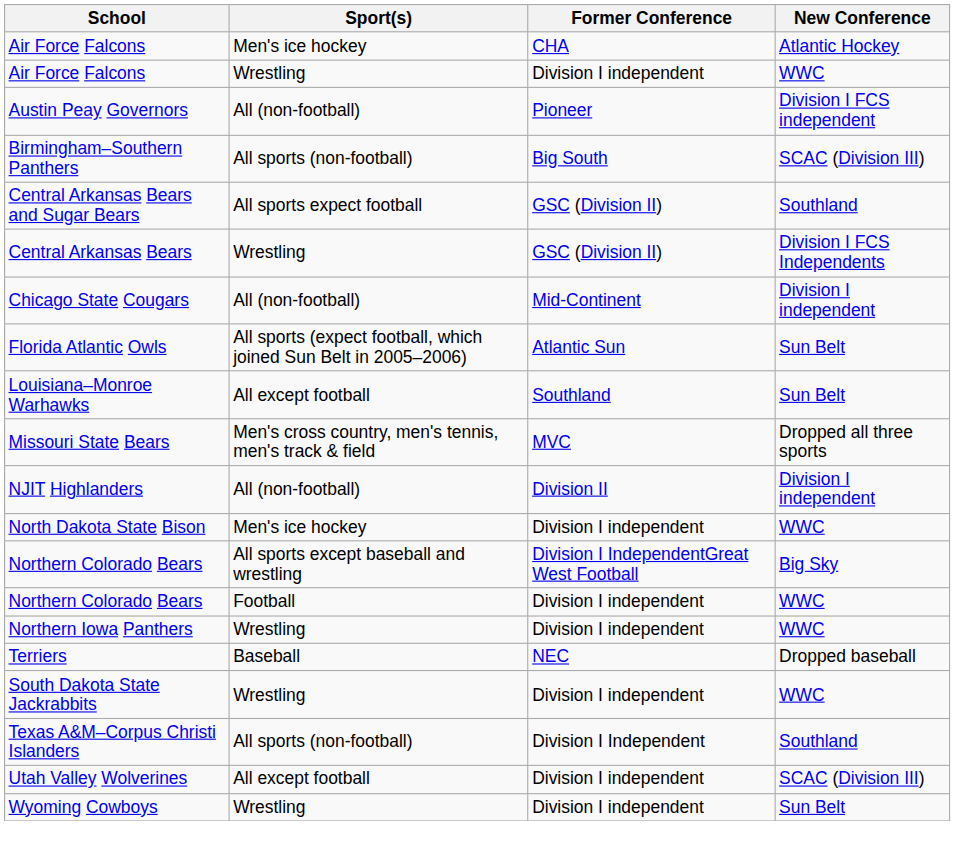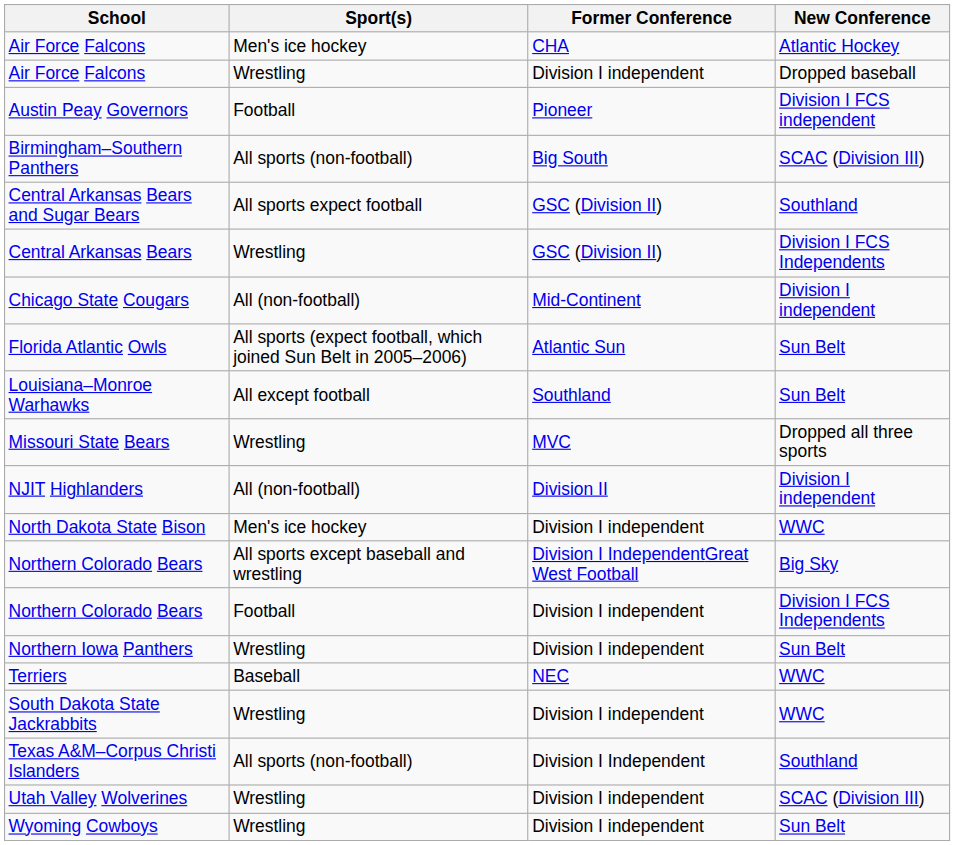(802, 73) WWC -> (847, 73) Dropped baseball
(297, 111) All (non-football) -> (264, 111) Football
(366, 442) Men's cross country, men's tennis, men's track & field -> (269, 442) Wrestling
(802, 601) WWC -> (834, 611) Division I FCS Independents
(802, 629) WWC -> (812, 649) Sun Belt
(847, 657) Dropped baseball -> (802, 676) WWC
(302, 779) All except football -> (269, 798) Wrestling
